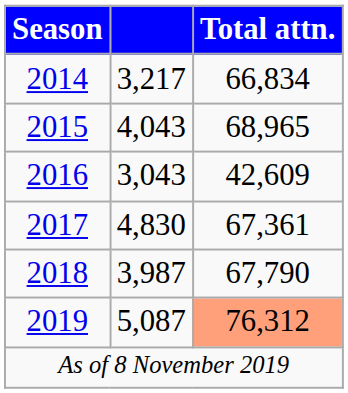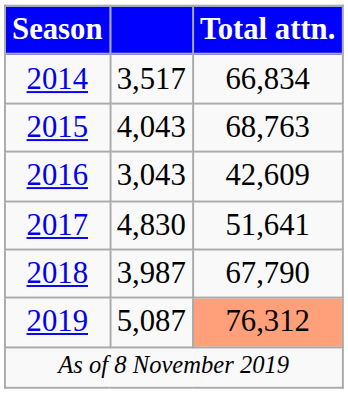(151, 78) 3,217 -> (151, 78) 3,517
(268, 127) 68,965 -> (268, 127) 68,763
(268, 224) 67,361 -> (268, 224) 51,641
